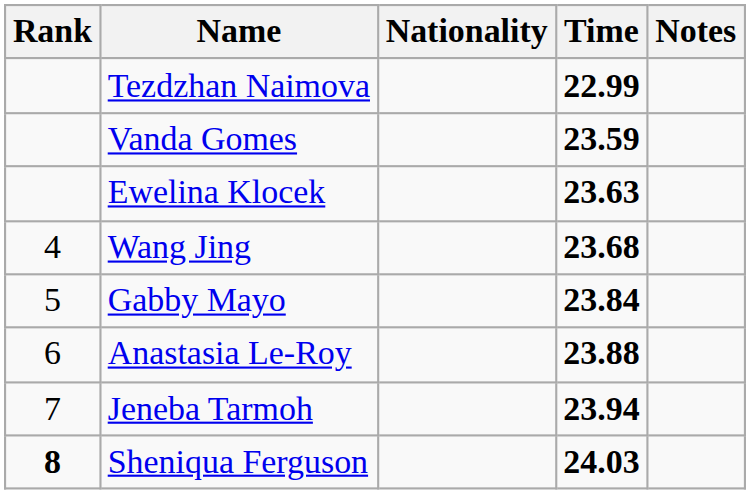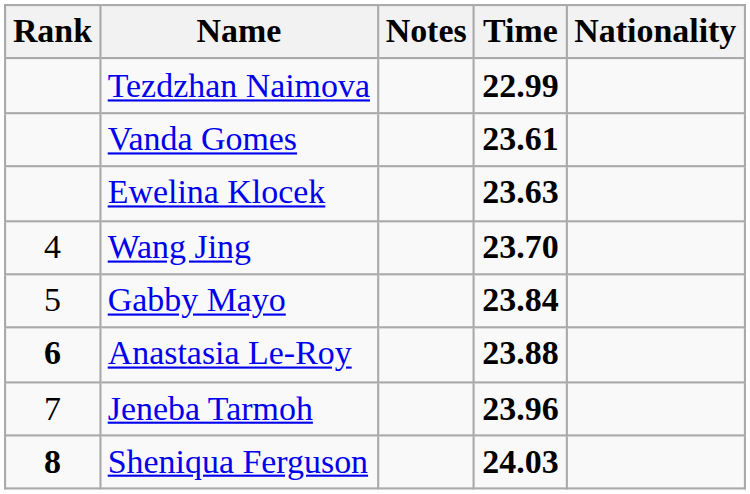columns swapped: (467, 31) <-> (696, 31)
(602, 138) 23.59 -> (520, 138) 23.61
(602, 246) 23.68 -> (520, 246) 23.70
(52, 354) normal -> (52, 354) bold
(602, 407) 23.94 -> (520, 407) 23.96
